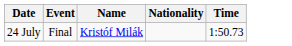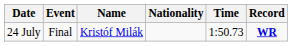+ column: (267, 13)
